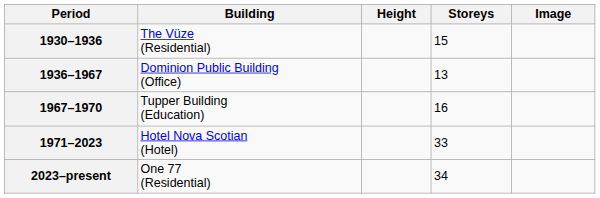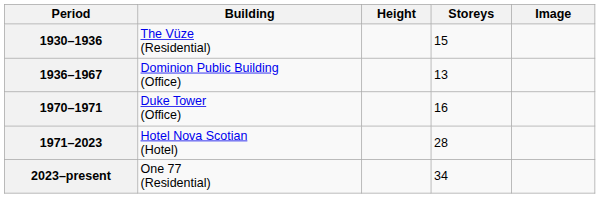- row: (71, 108)
+ row: (71, 108)
(441, 142) 33 -> (441, 142) 28
